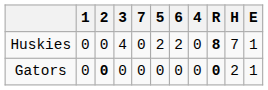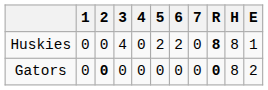columns swapped: (197, 18) <-> (141, 18)
(235, 45) 7 -> (235, 45) 8
(235, 72) 2 -> (235, 72) 8
(253, 72) 1 -> (253, 72) 2
